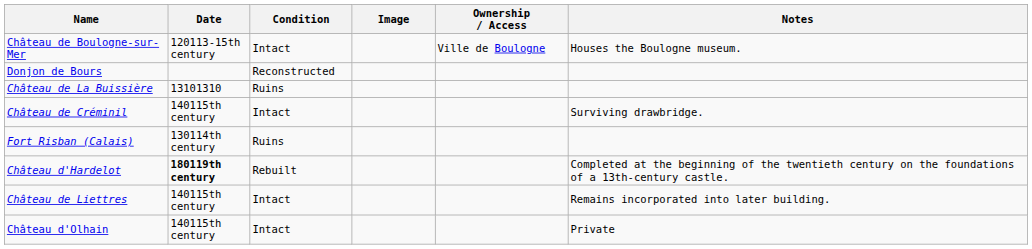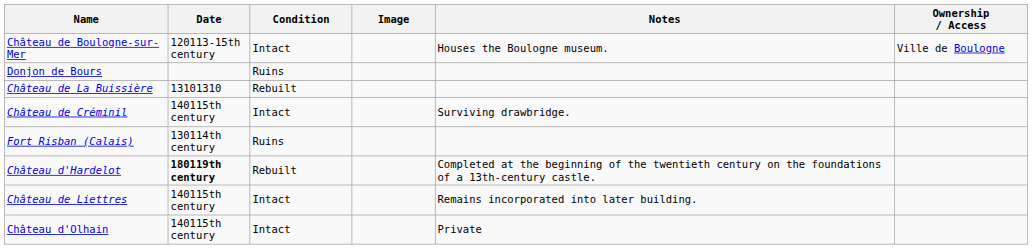columns swapped: (501, 19) <-> (798, 19)
(294, 72) Reconstructed -> (268, 72) Ruins
(268, 89) Ruins -> (275, 89) Rebuilt
